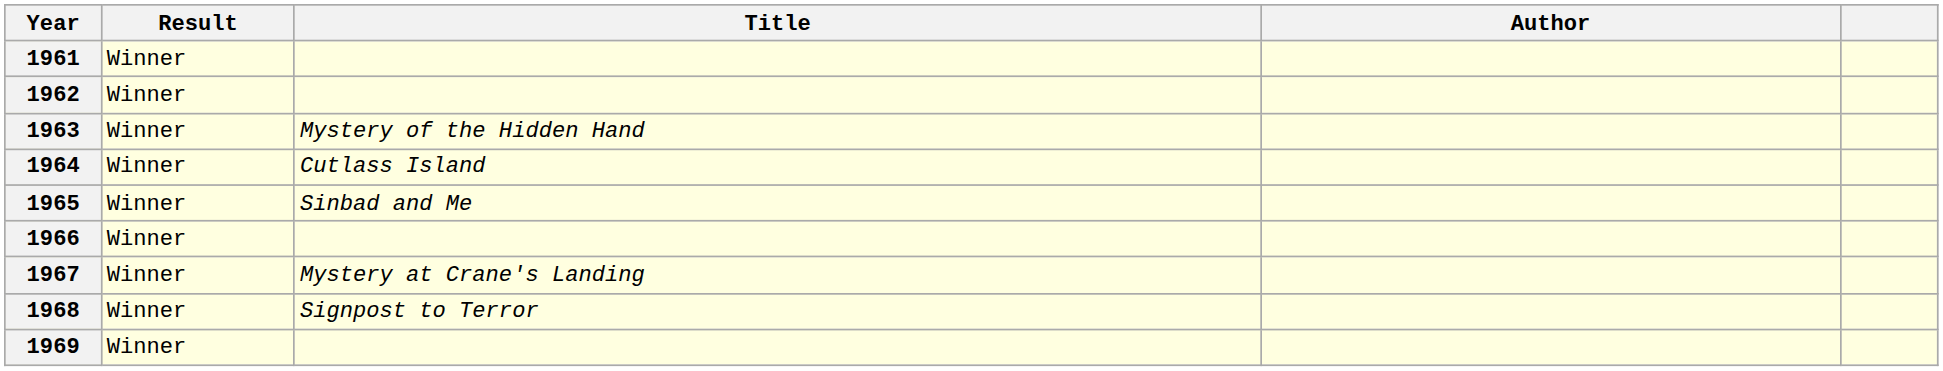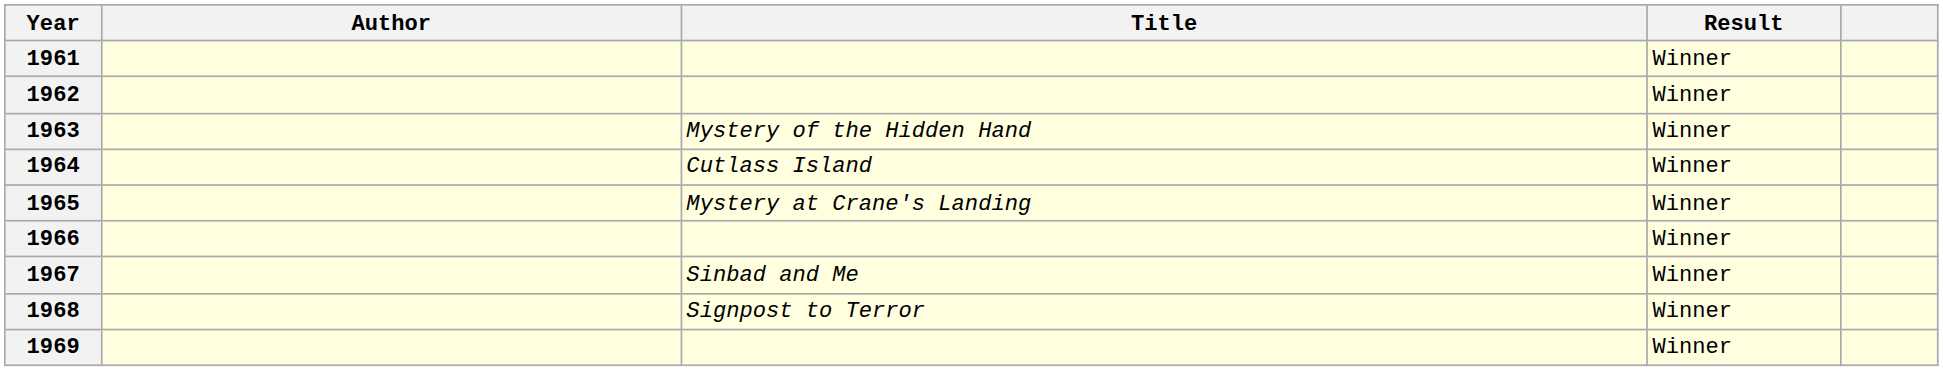columns swapped: (1551, 23) <-> (198, 23)
(386, 203) Sinbad and Me -> (859, 203) Mystery at Crane's Landing
(472, 275) Mystery at Crane's Landing -> (773, 275) Sinbad and Me
